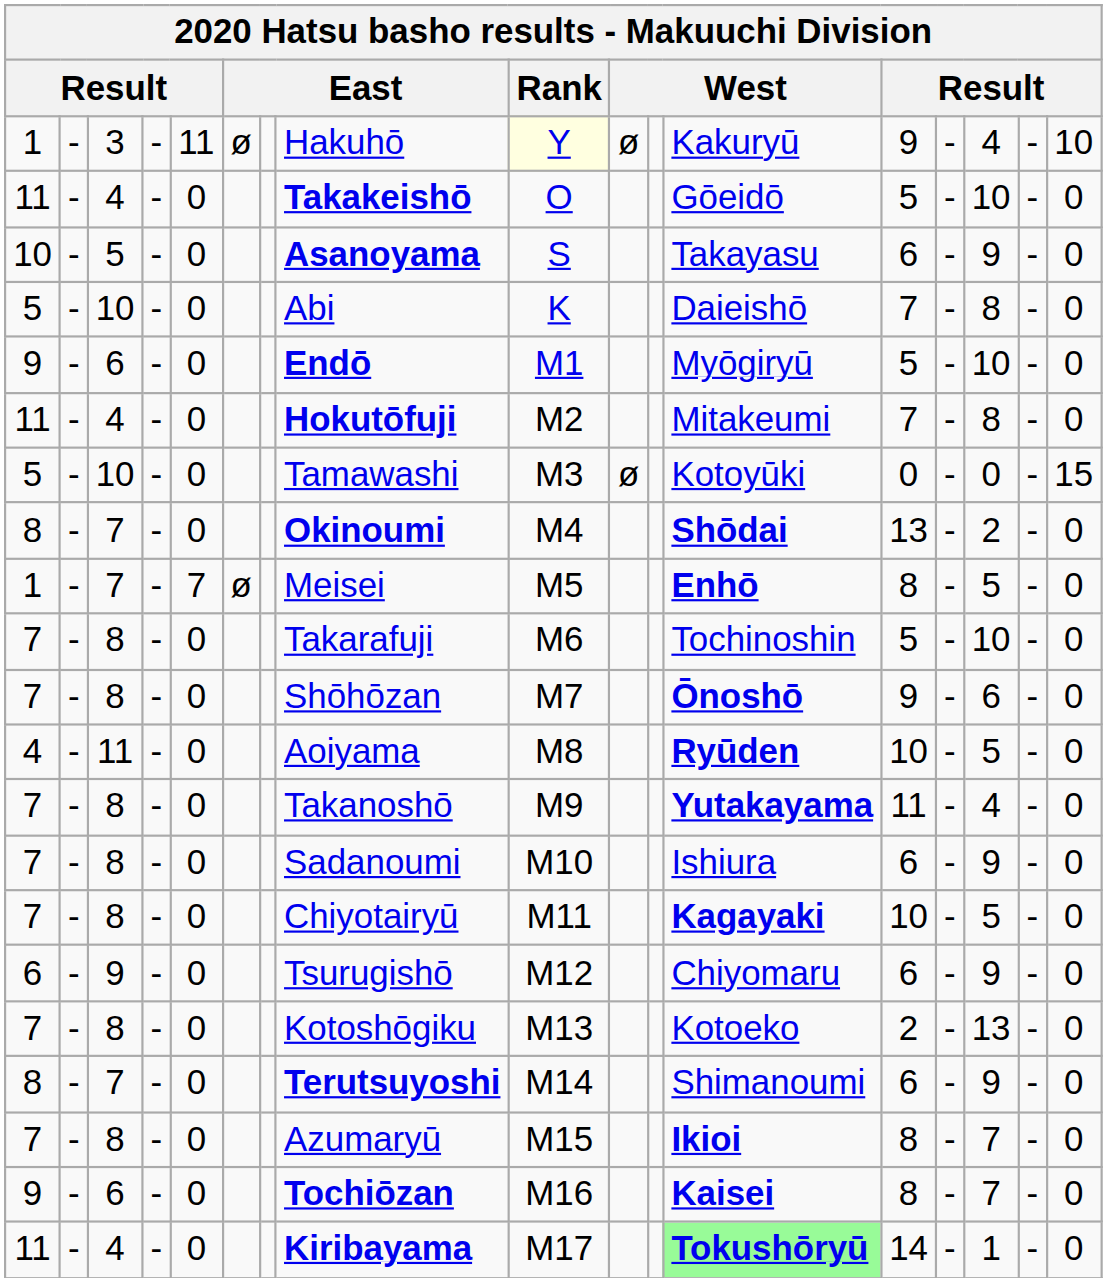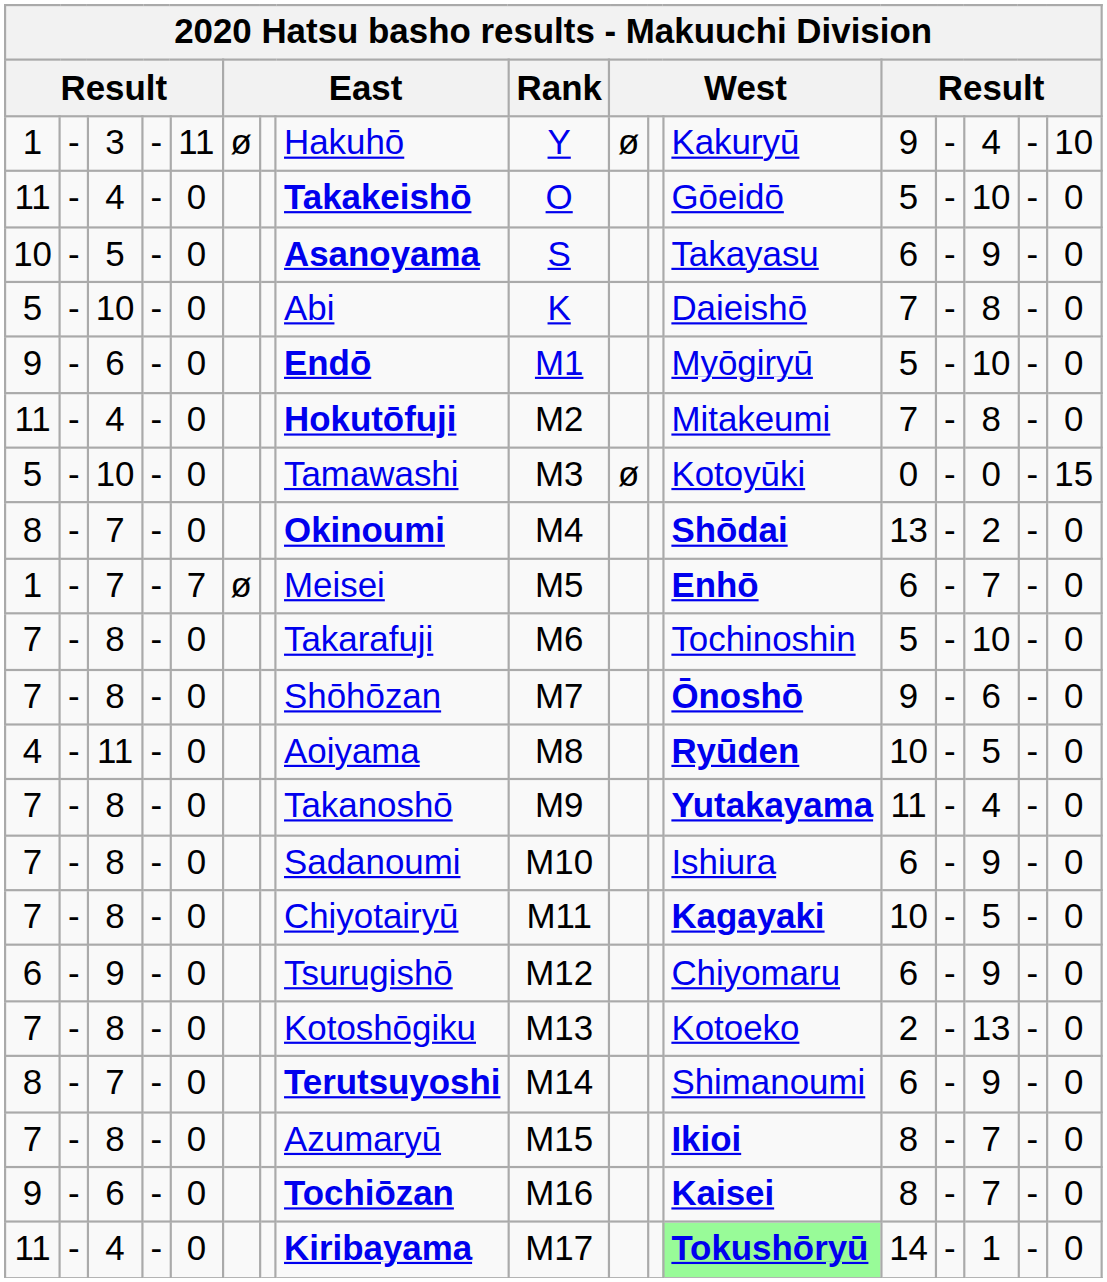(559, 142) lightyellow background -> (559, 142) no background
(909, 585) 8 -> (909, 585) 6
(991, 585) 5 -> (991, 585) 7
